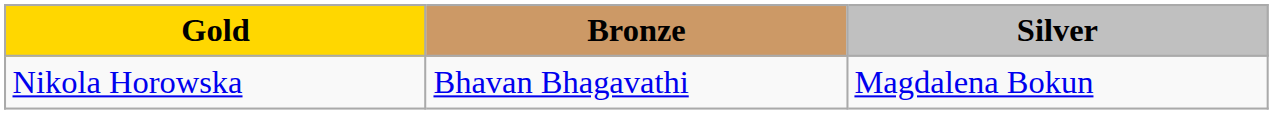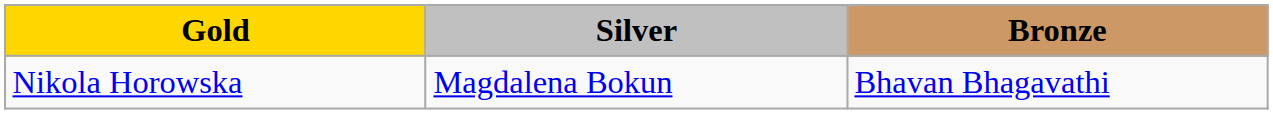columns swapped: (1057, 30) <-> (636, 30)
